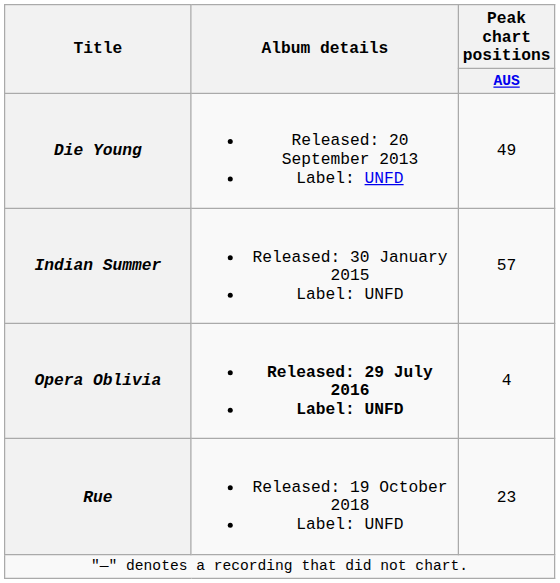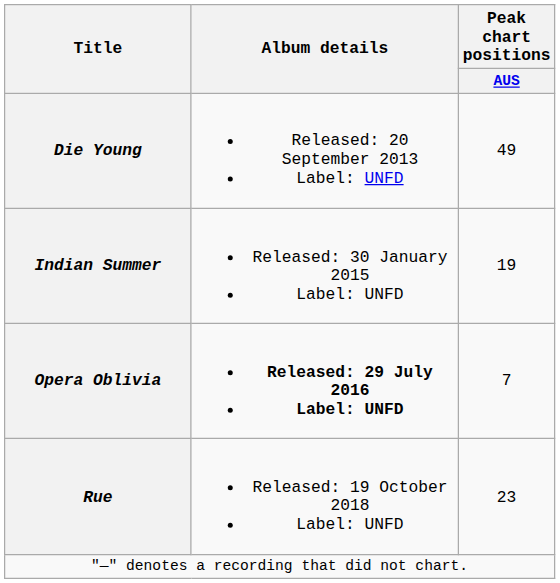(507, 266) 57 -> (507, 266) 19
(507, 381) 4 -> (507, 381) 7
